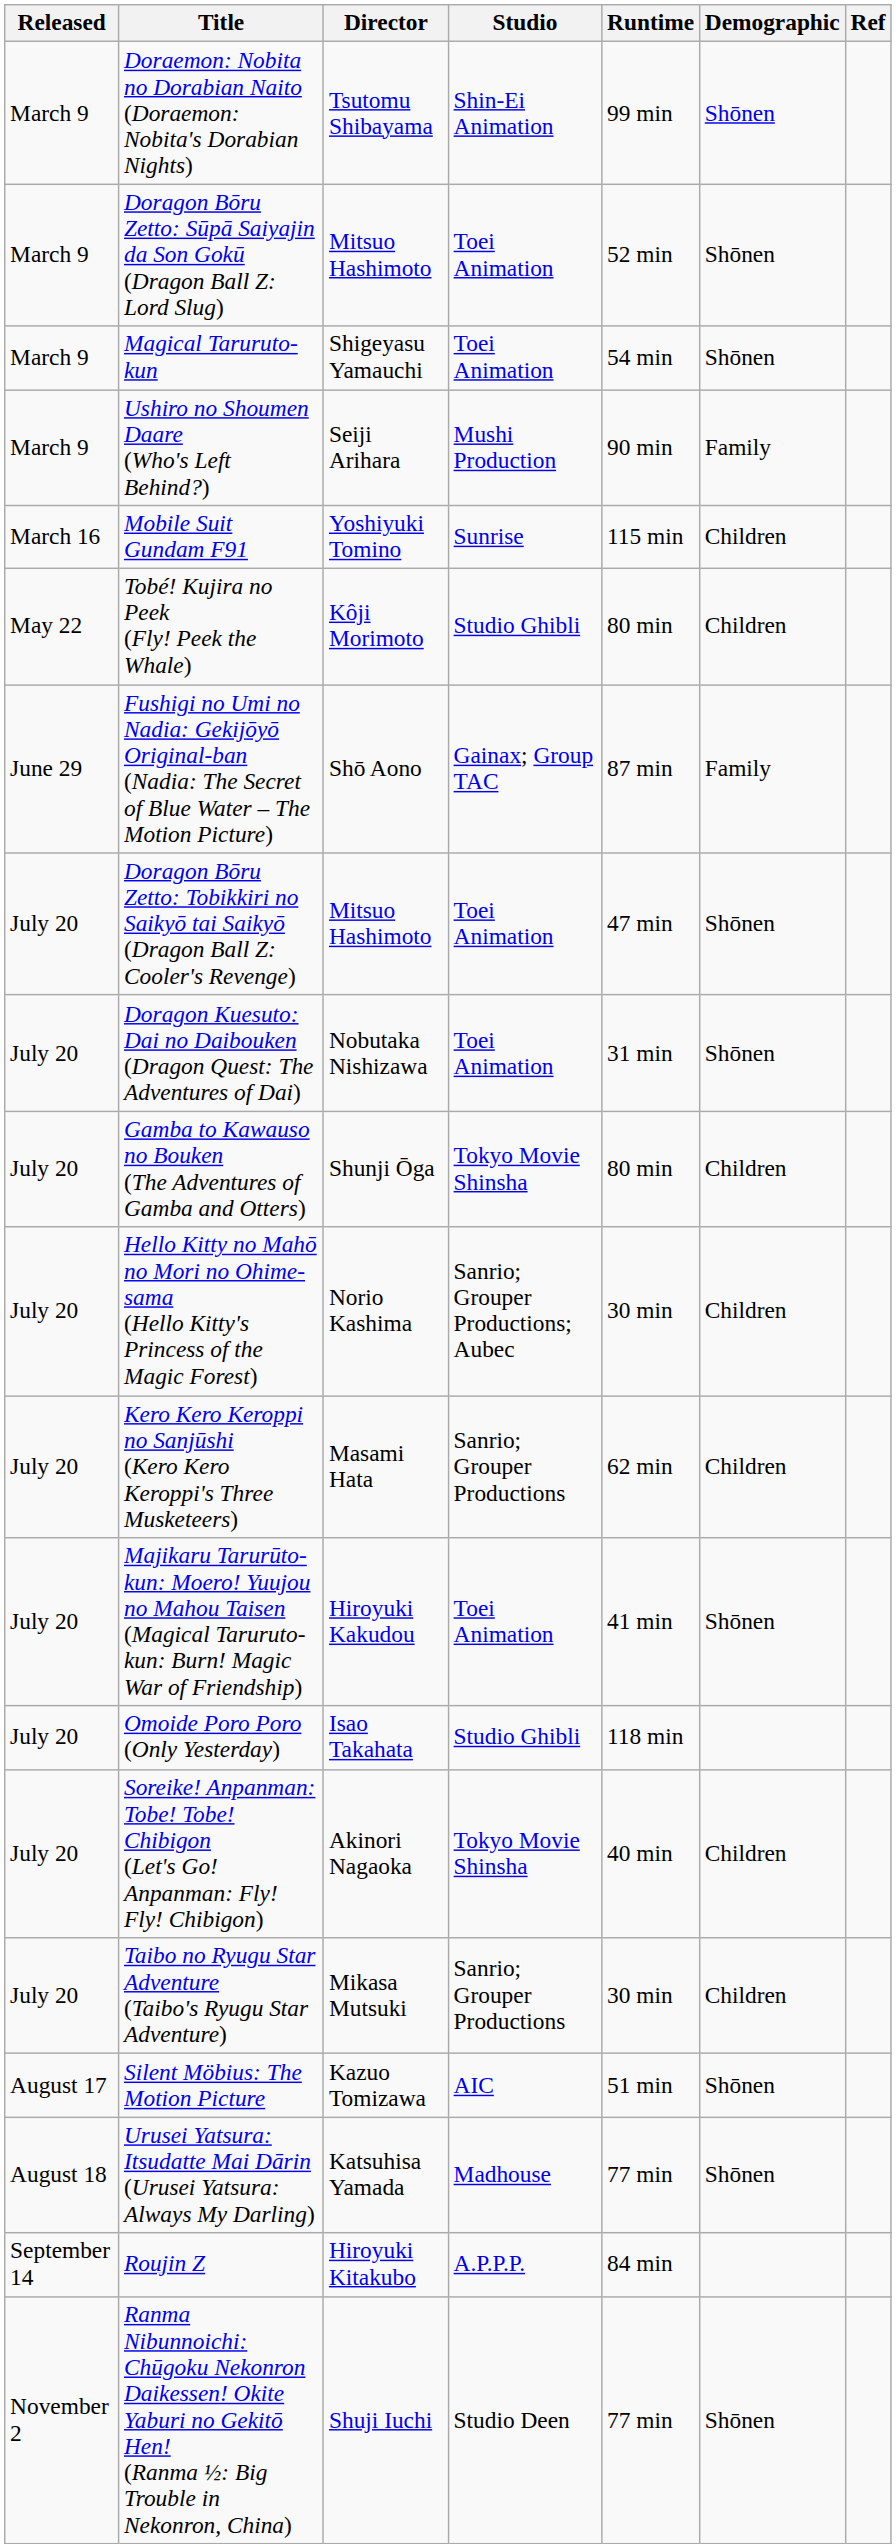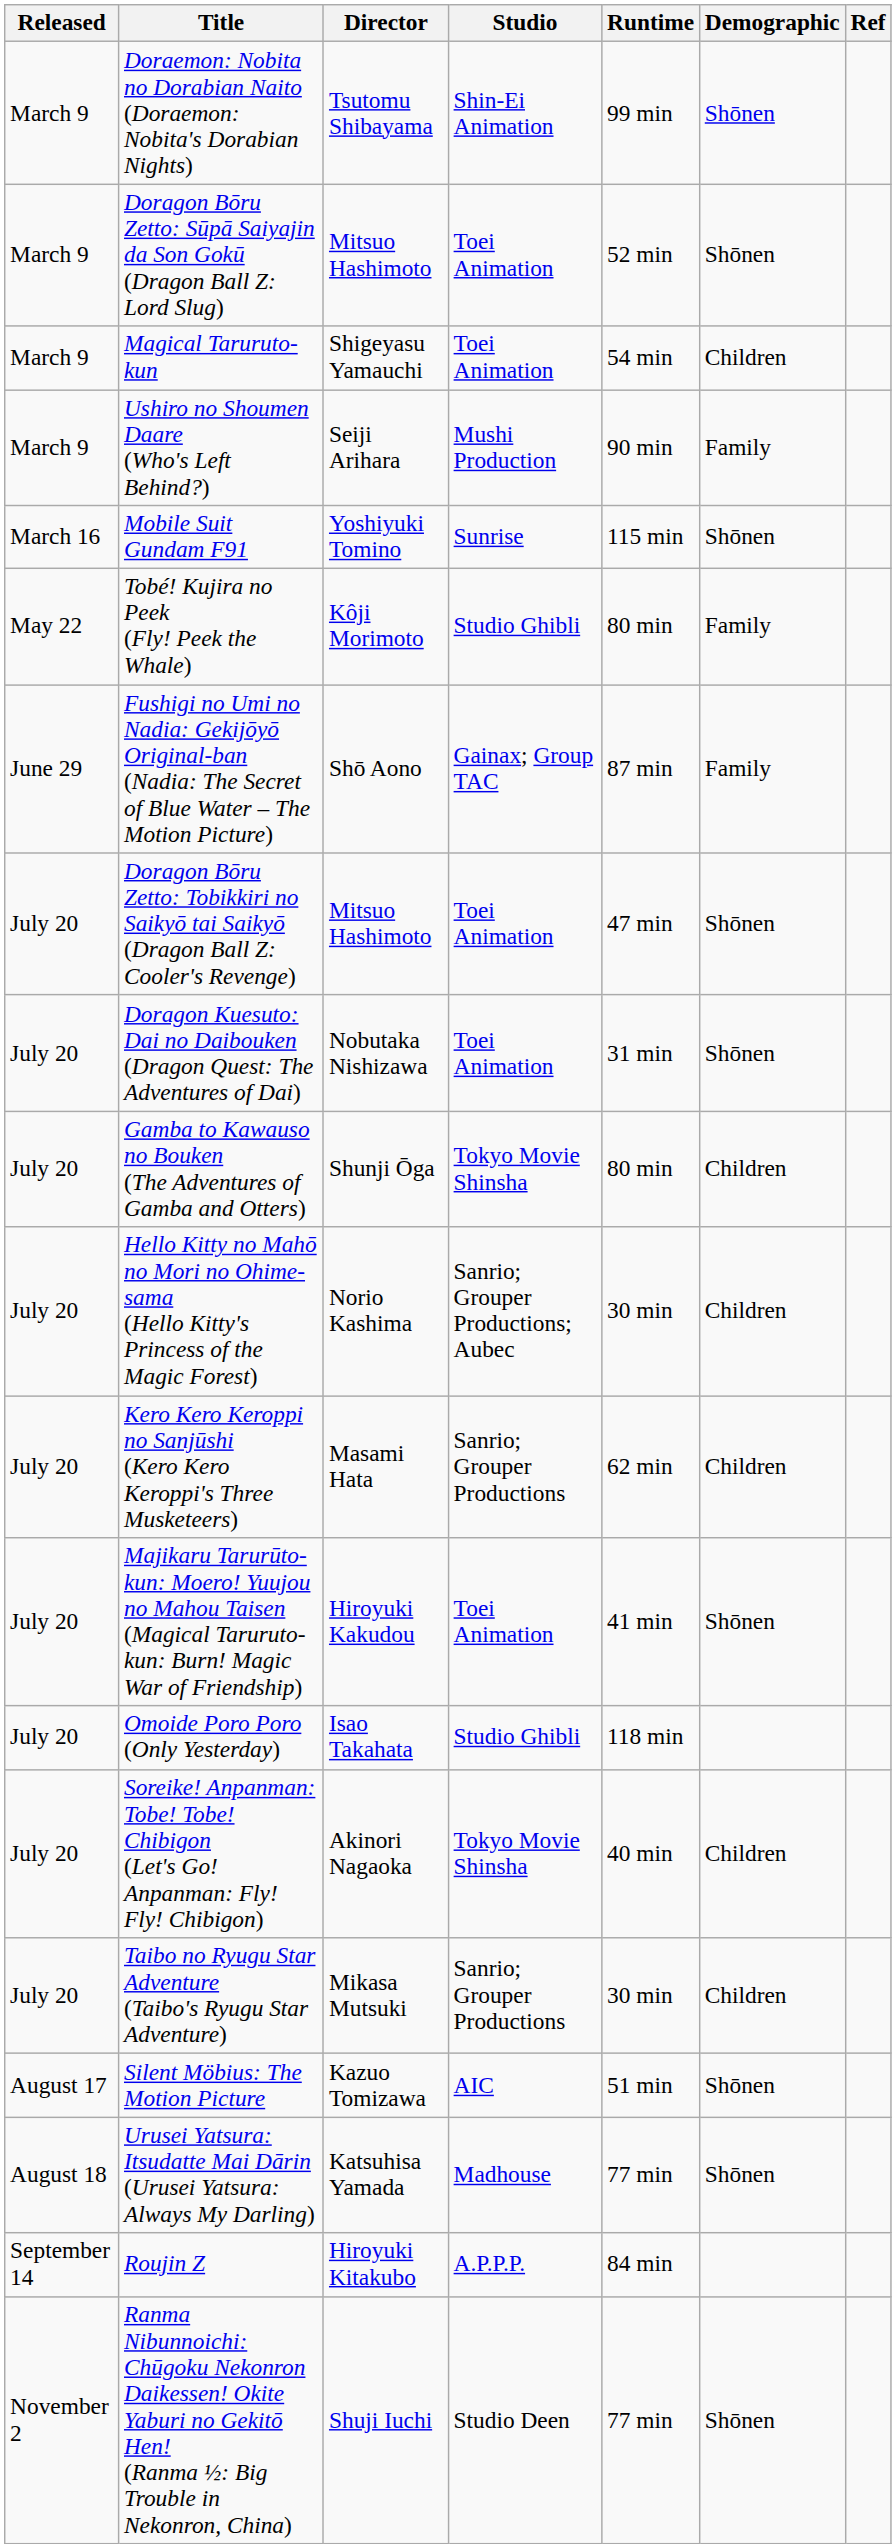(740, 357) Shōnen -> (746, 357) Children
(746, 536) Children -> (740, 536) Shōnen
(746, 626) Children -> (738, 626) Family
